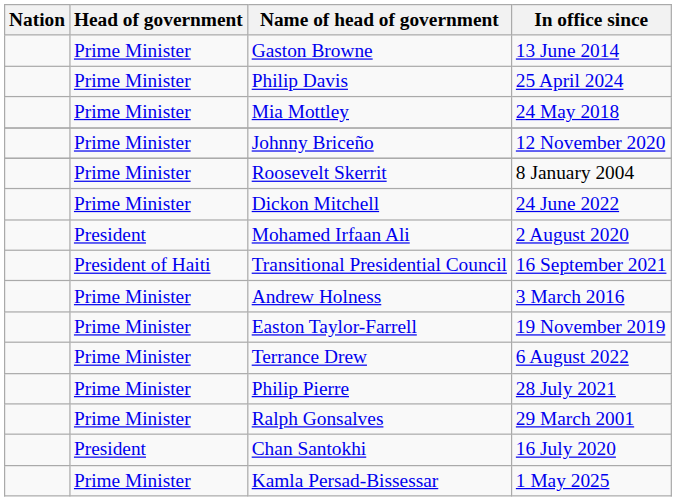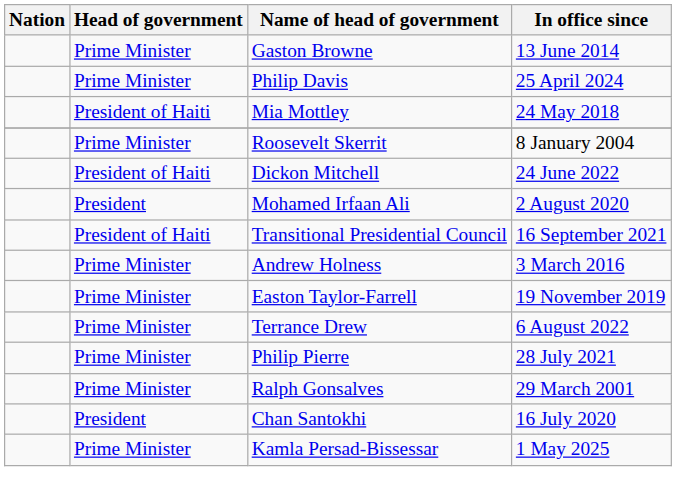(132, 111) Prime Minister -> (142, 111) President of Haiti
- row: (313, 142)
(132, 204) Prime Minister -> (142, 173) President of Haiti
